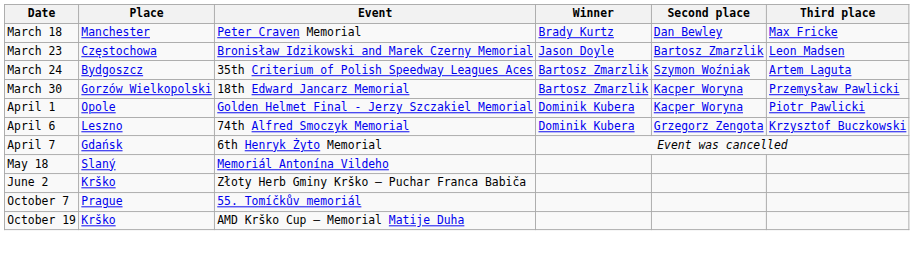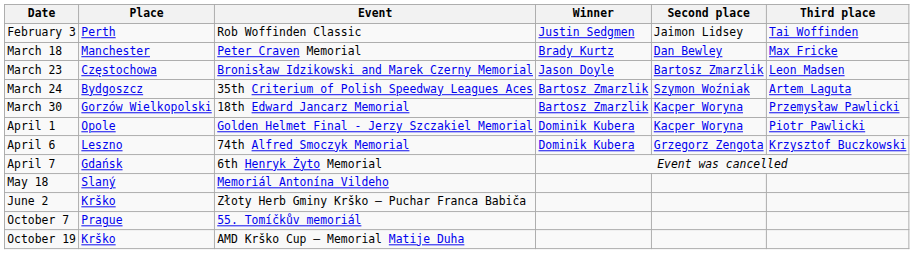+ row: (42, 33)
